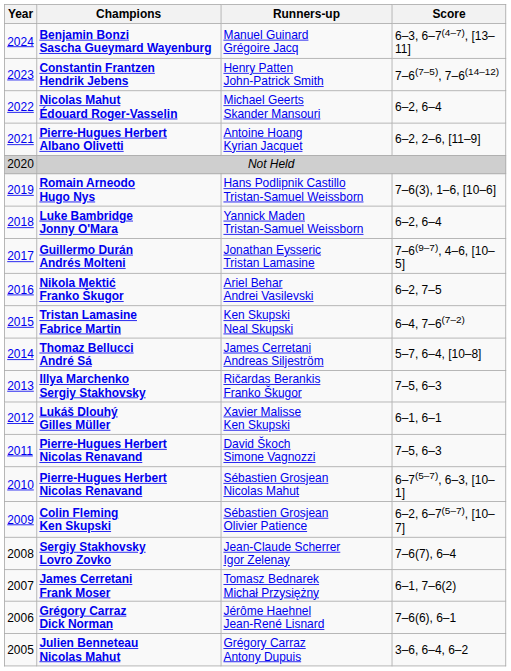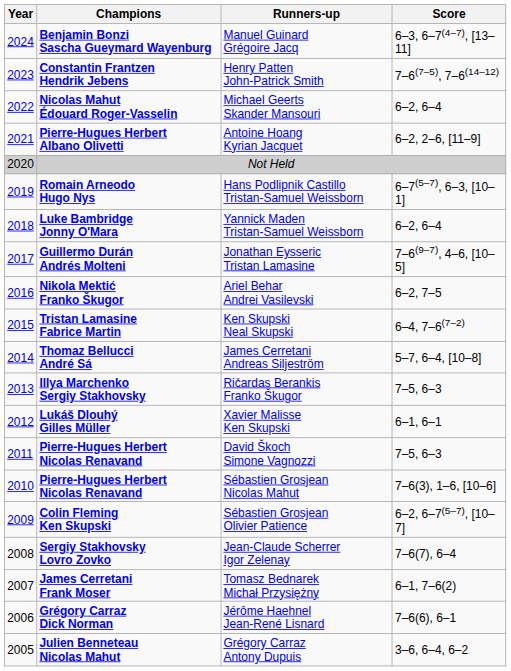(446, 190) 7–6(3), 1–6, [10–6] -> (445, 192) 6–7(5–7), 6–3, [10–1]
(445, 485) 6–7(5–7), 6–3, [10–1] -> (446, 486) 7–6(3), 1–6, [10–6]
